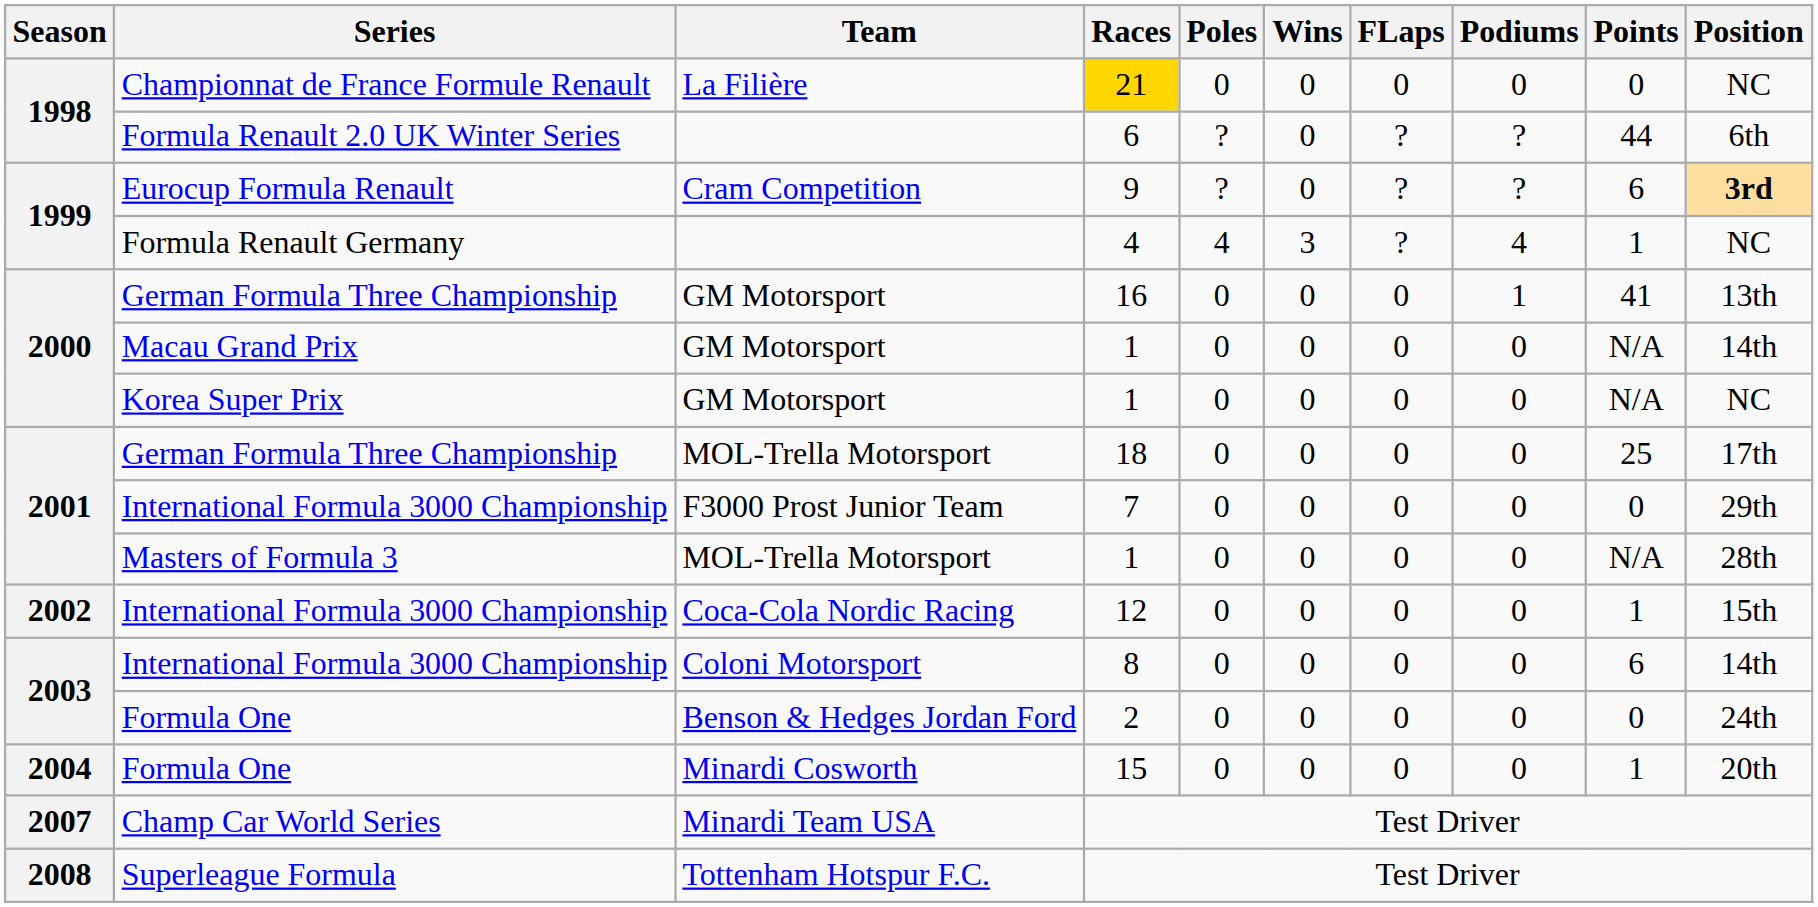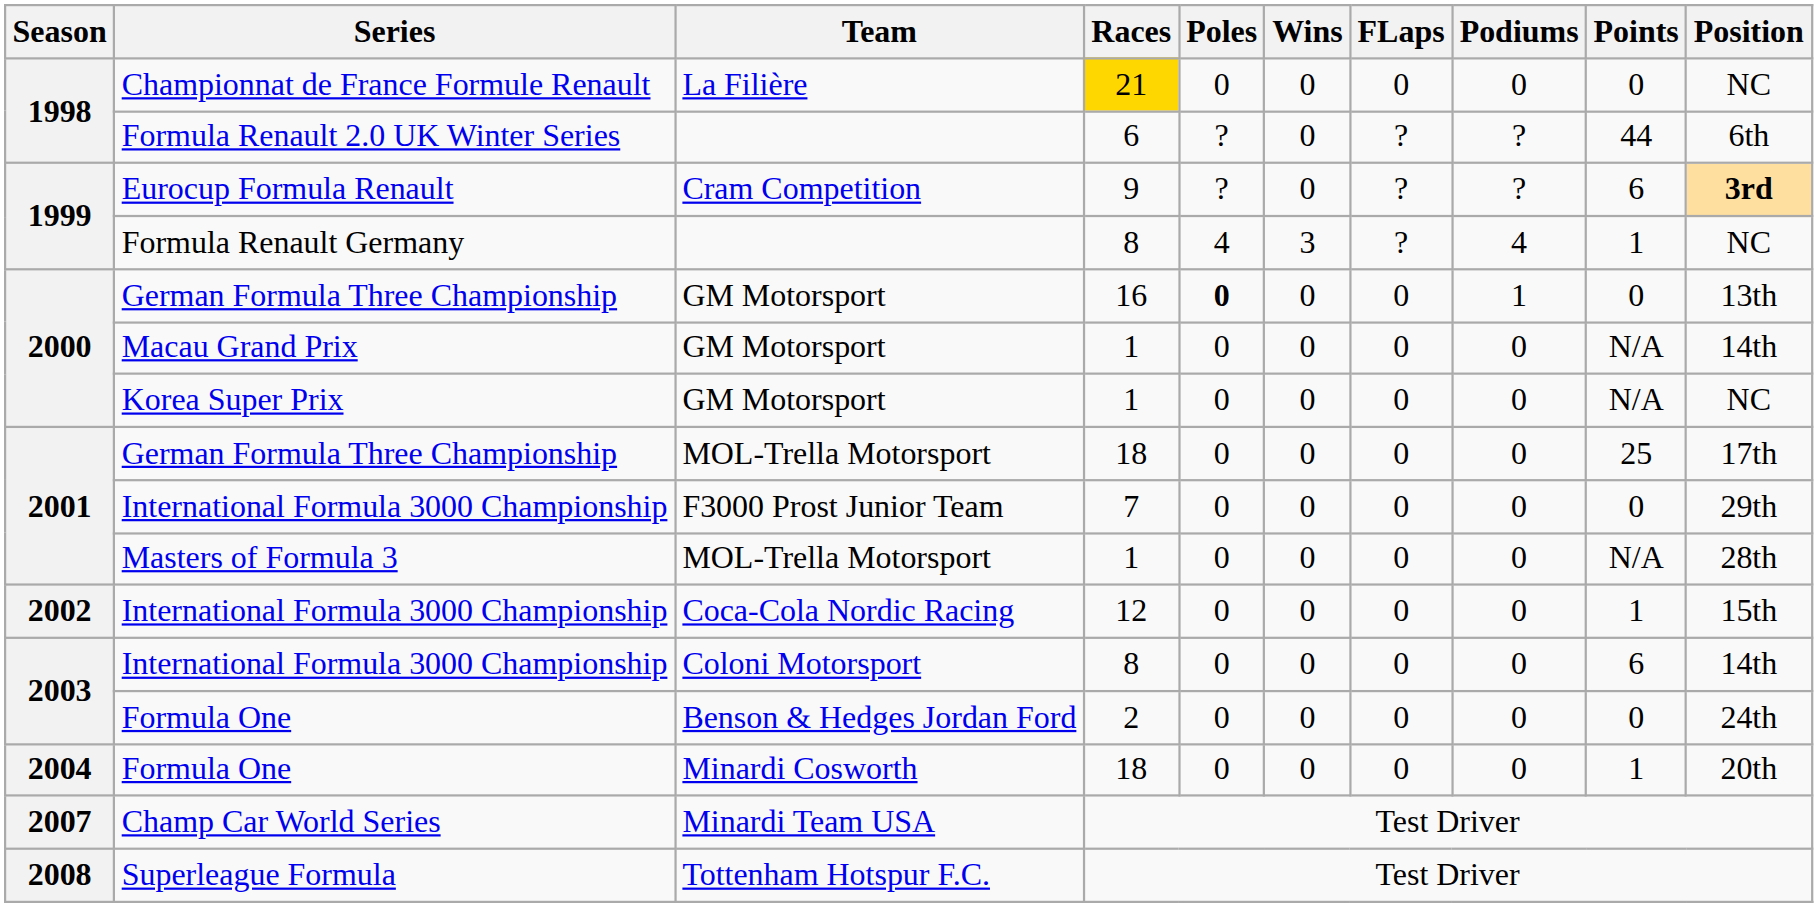(1131, 242) 4 -> (1131, 242) 8
(1222, 294) normal -> (1222, 294) bold
(1636, 294) 41 -> (1636, 294) 0
(1131, 769) 15 -> (1131, 769) 18
